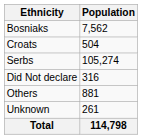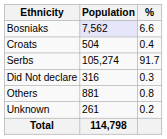+ column: (150, 12)
(95, 28) no background -> (95, 28) lavender background
